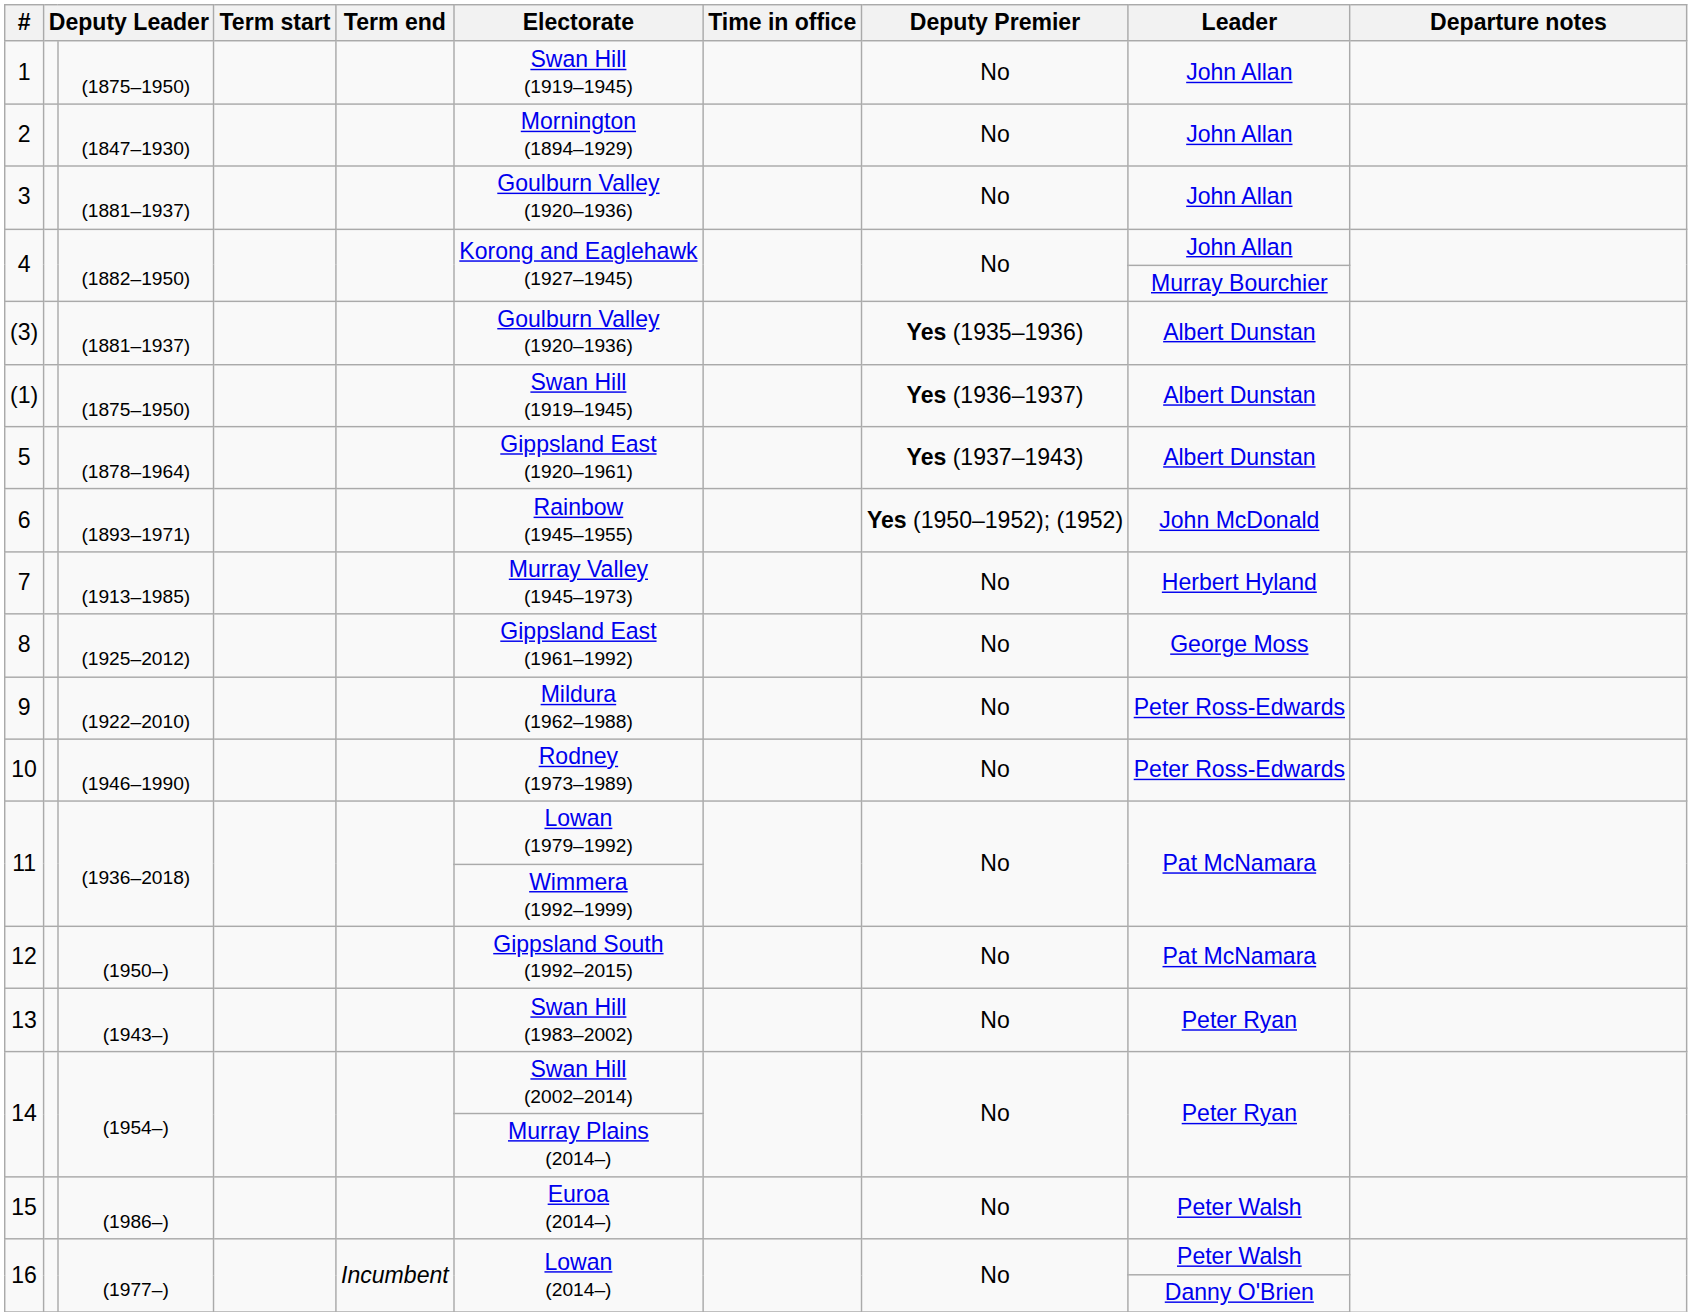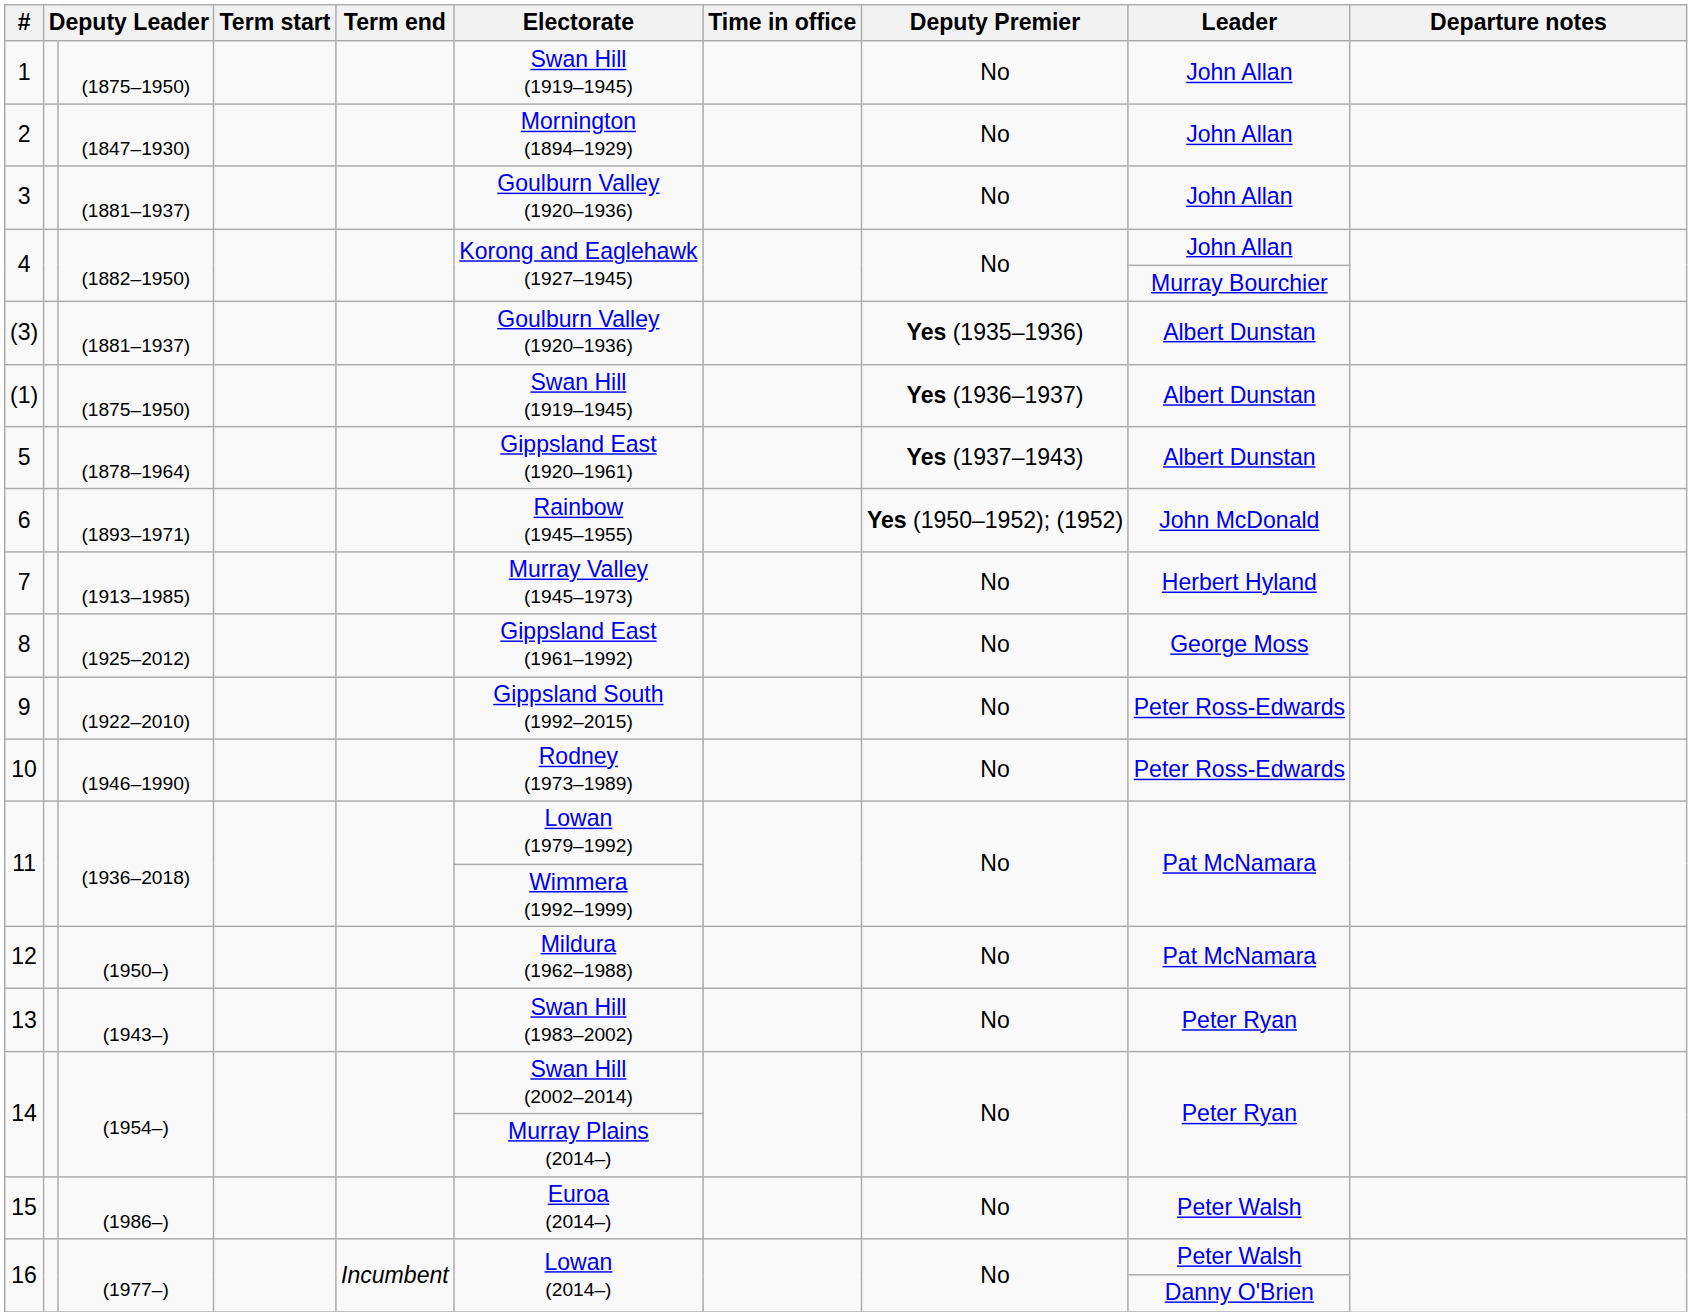(578, 707) Mildura (1962–1988) -> (578, 707) Gippsland South (1992–2015)
(578, 957) Gippsland South (1992–2015) -> (578, 957) Mildura (1962–1988)
